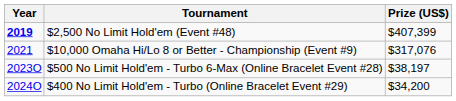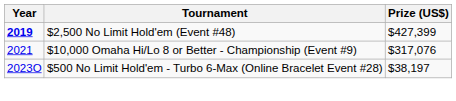(412, 31) $407,399 -> (412, 31) $427,399
- row: (197, 86)
